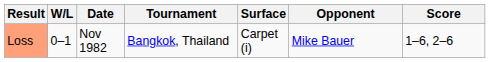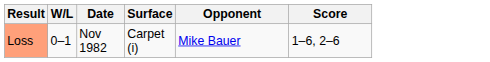- column: (181, 14)
